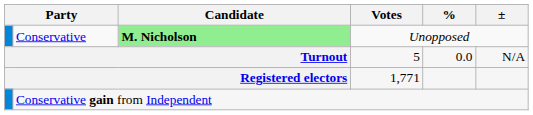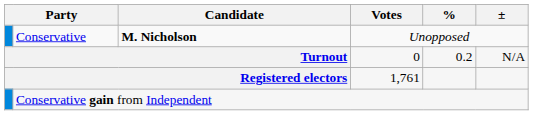(159, 36) lightgreen background -> (159, 36) no background
(416, 57) 5 -> (416, 57) 0
(464, 57) 0.0 -> (464, 57) 0.2
(405, 78) 1,771 -> (405, 78) 1,761
